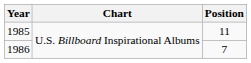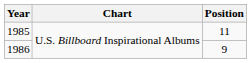(224, 49) 7 -> (224, 49) 9
